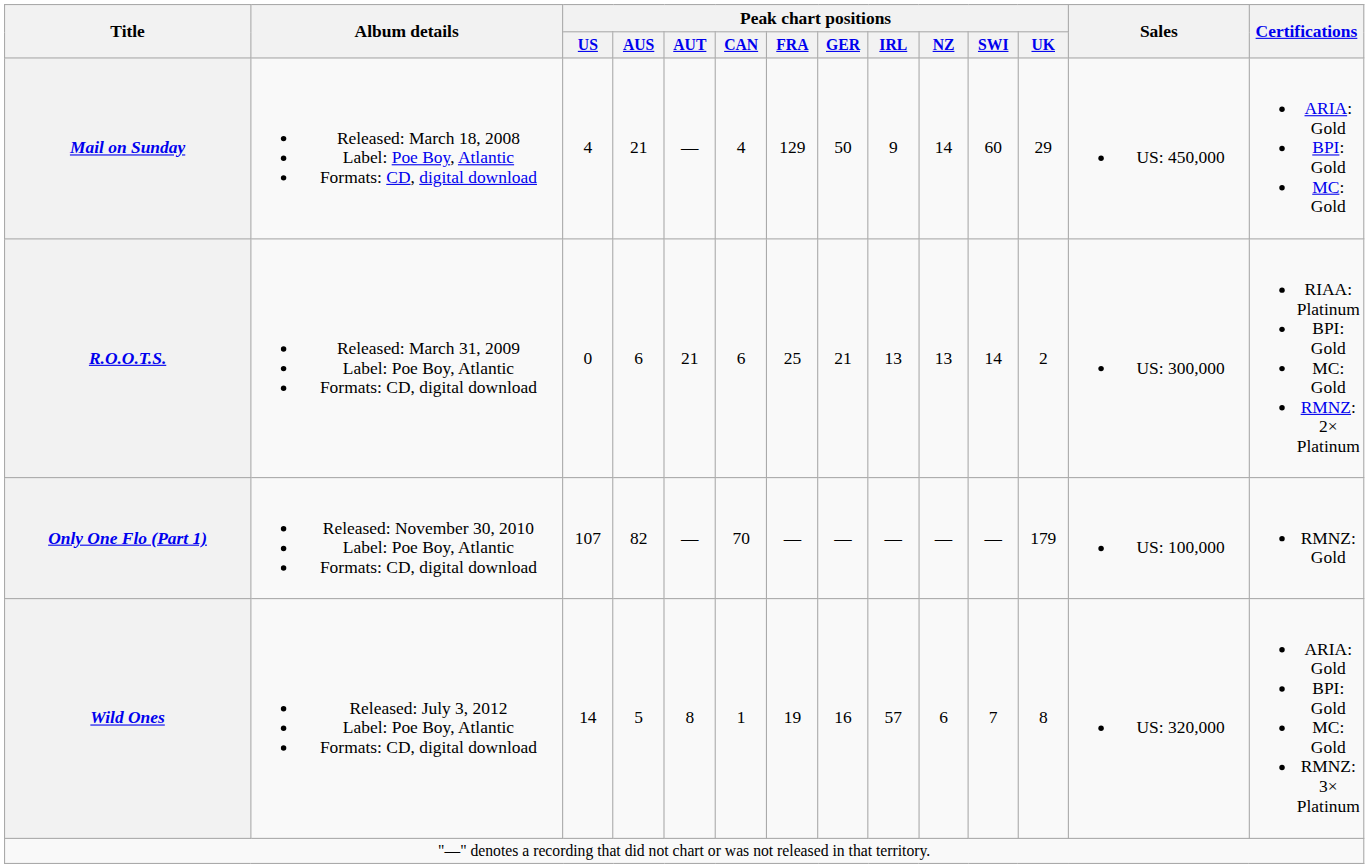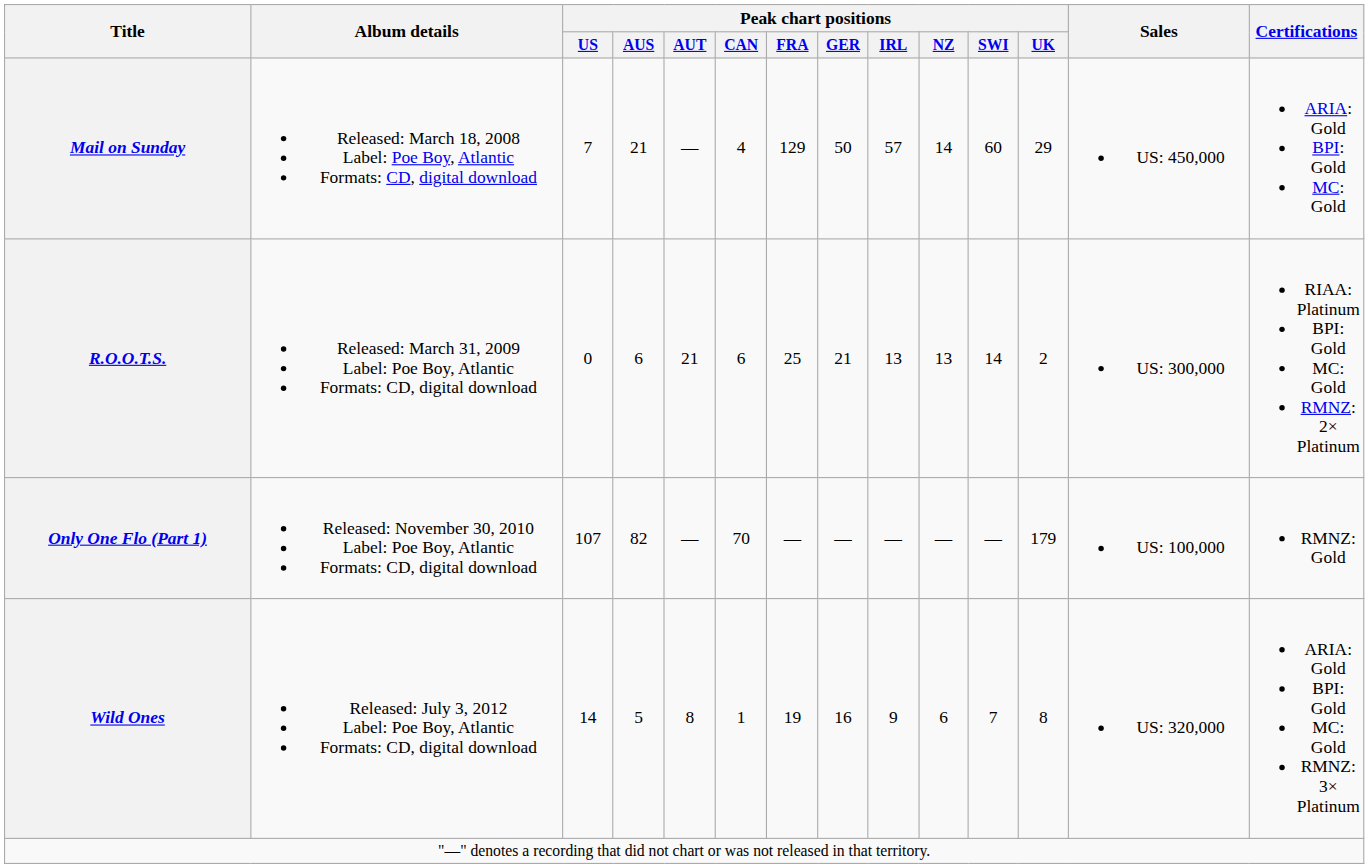(588, 148) 4 -> (588, 148) 7
(893, 148) 9 -> (893, 148) 57
(893, 718) 57 -> (893, 718) 9
